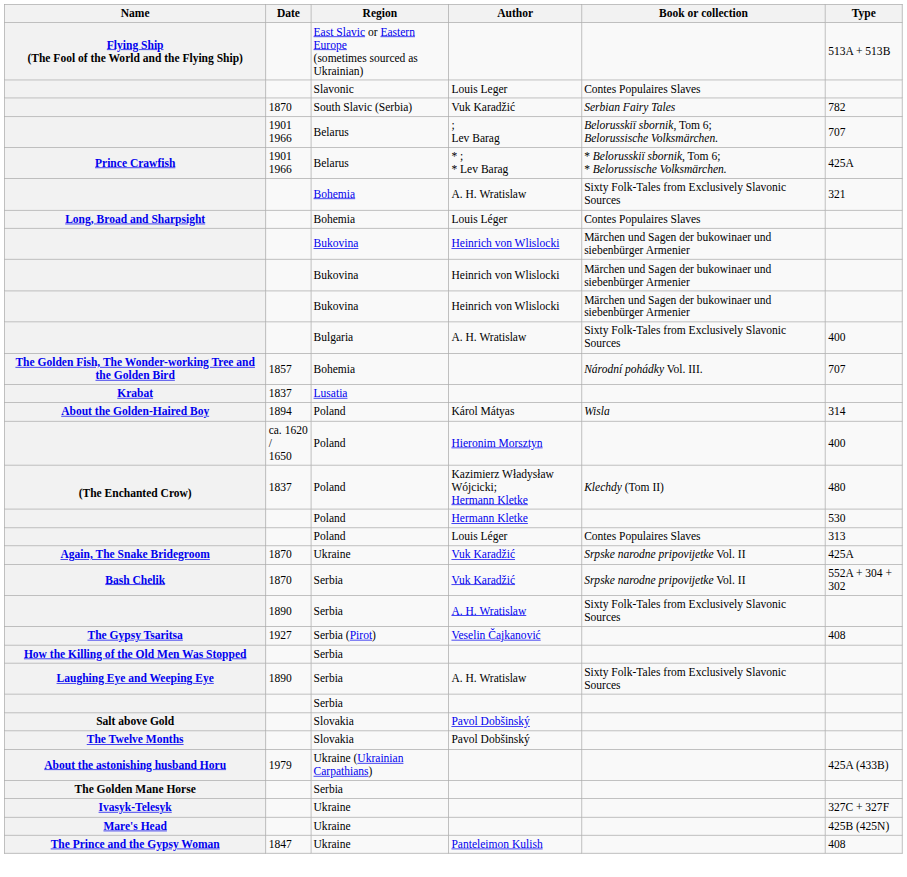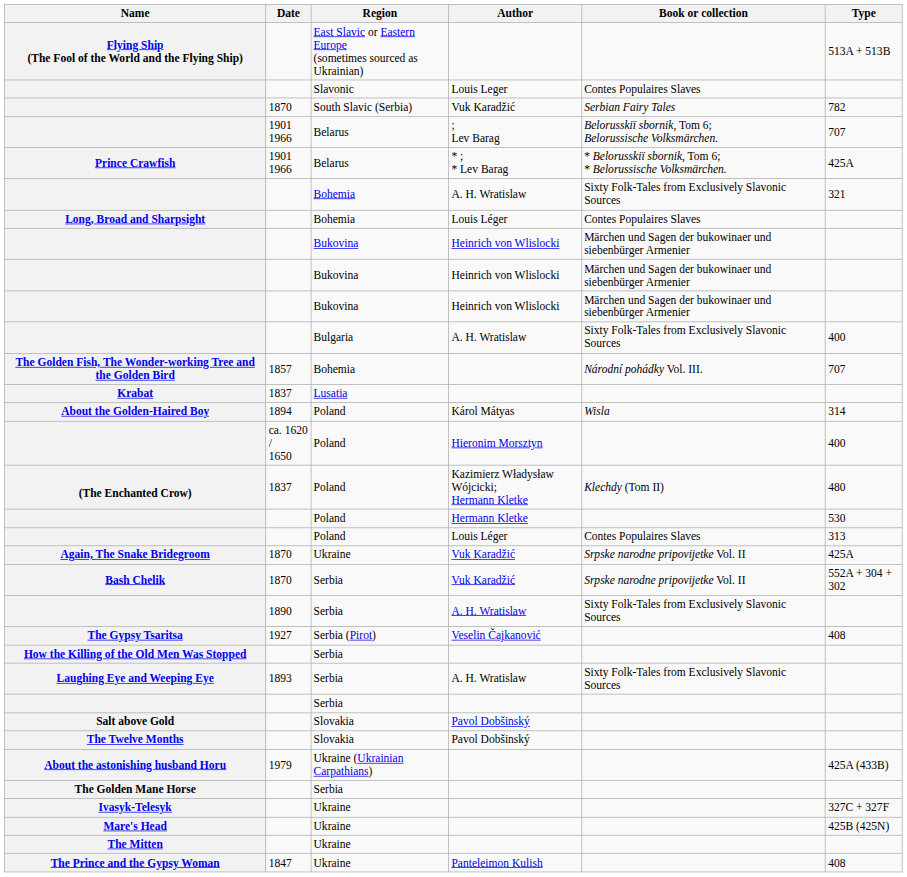(280, 678) 1890 -> (280, 678) 1893
+ row: (135, 844)
